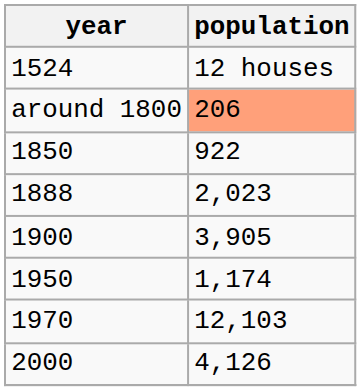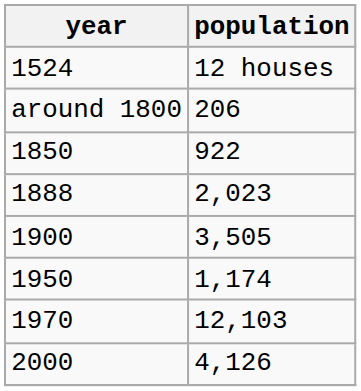(218, 110) lightsalmon background -> (218, 110) no background
(233, 237) 3,905 -> (233, 237) 3,505
